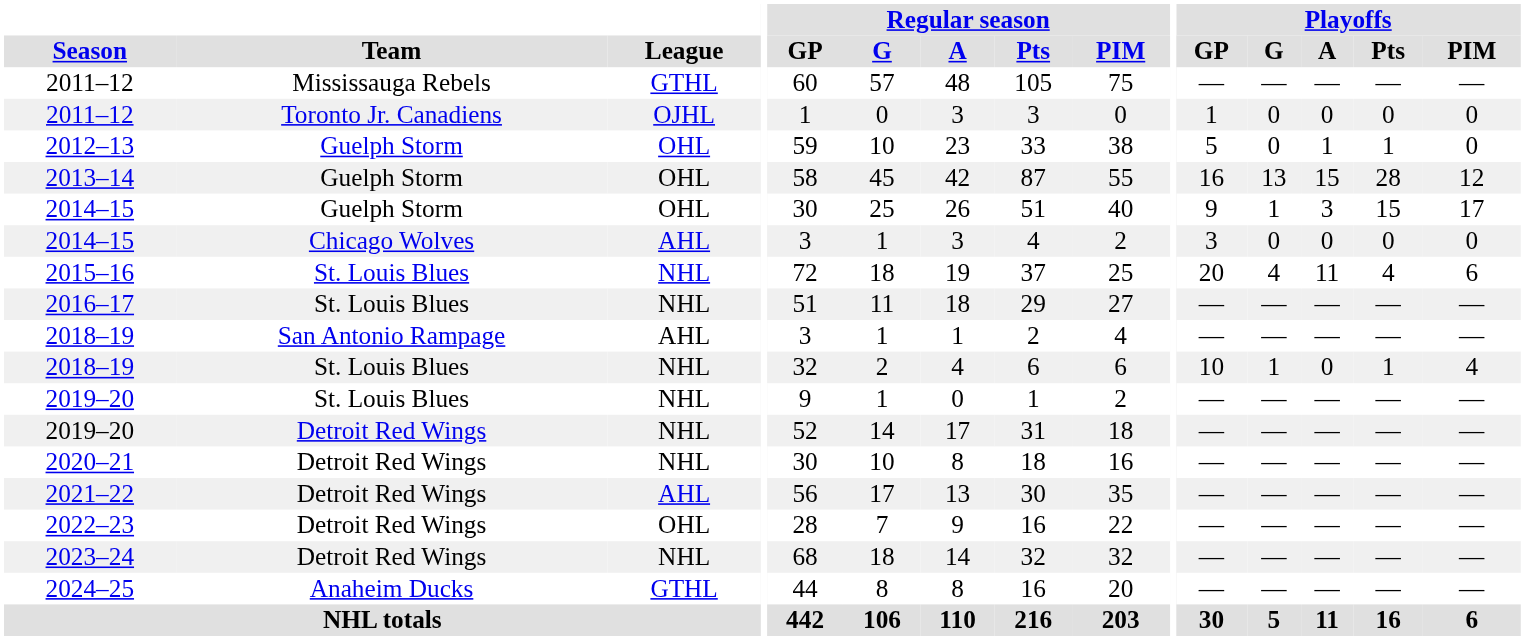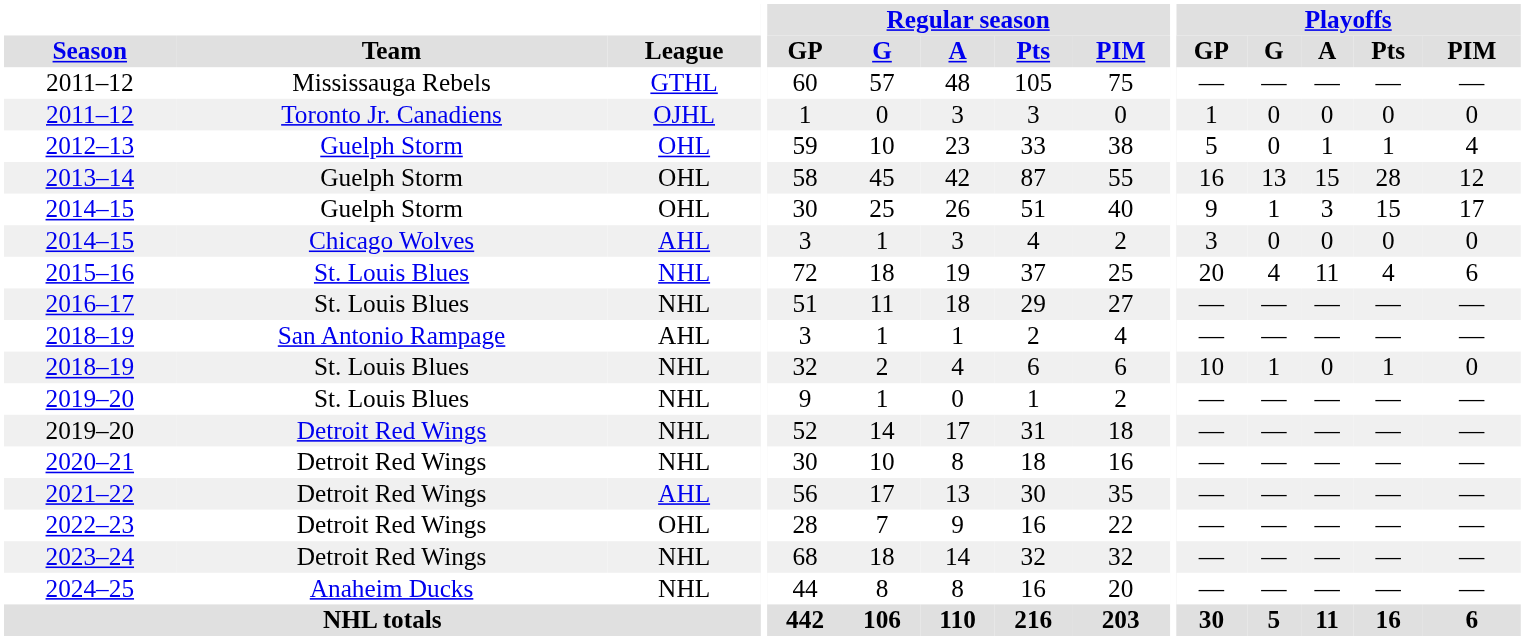(1472, 145) 0 -> (1472, 145) 4
(1472, 367) 4 -> (1472, 367) 0
(684, 588) GTHL -> (684, 588) NHL
